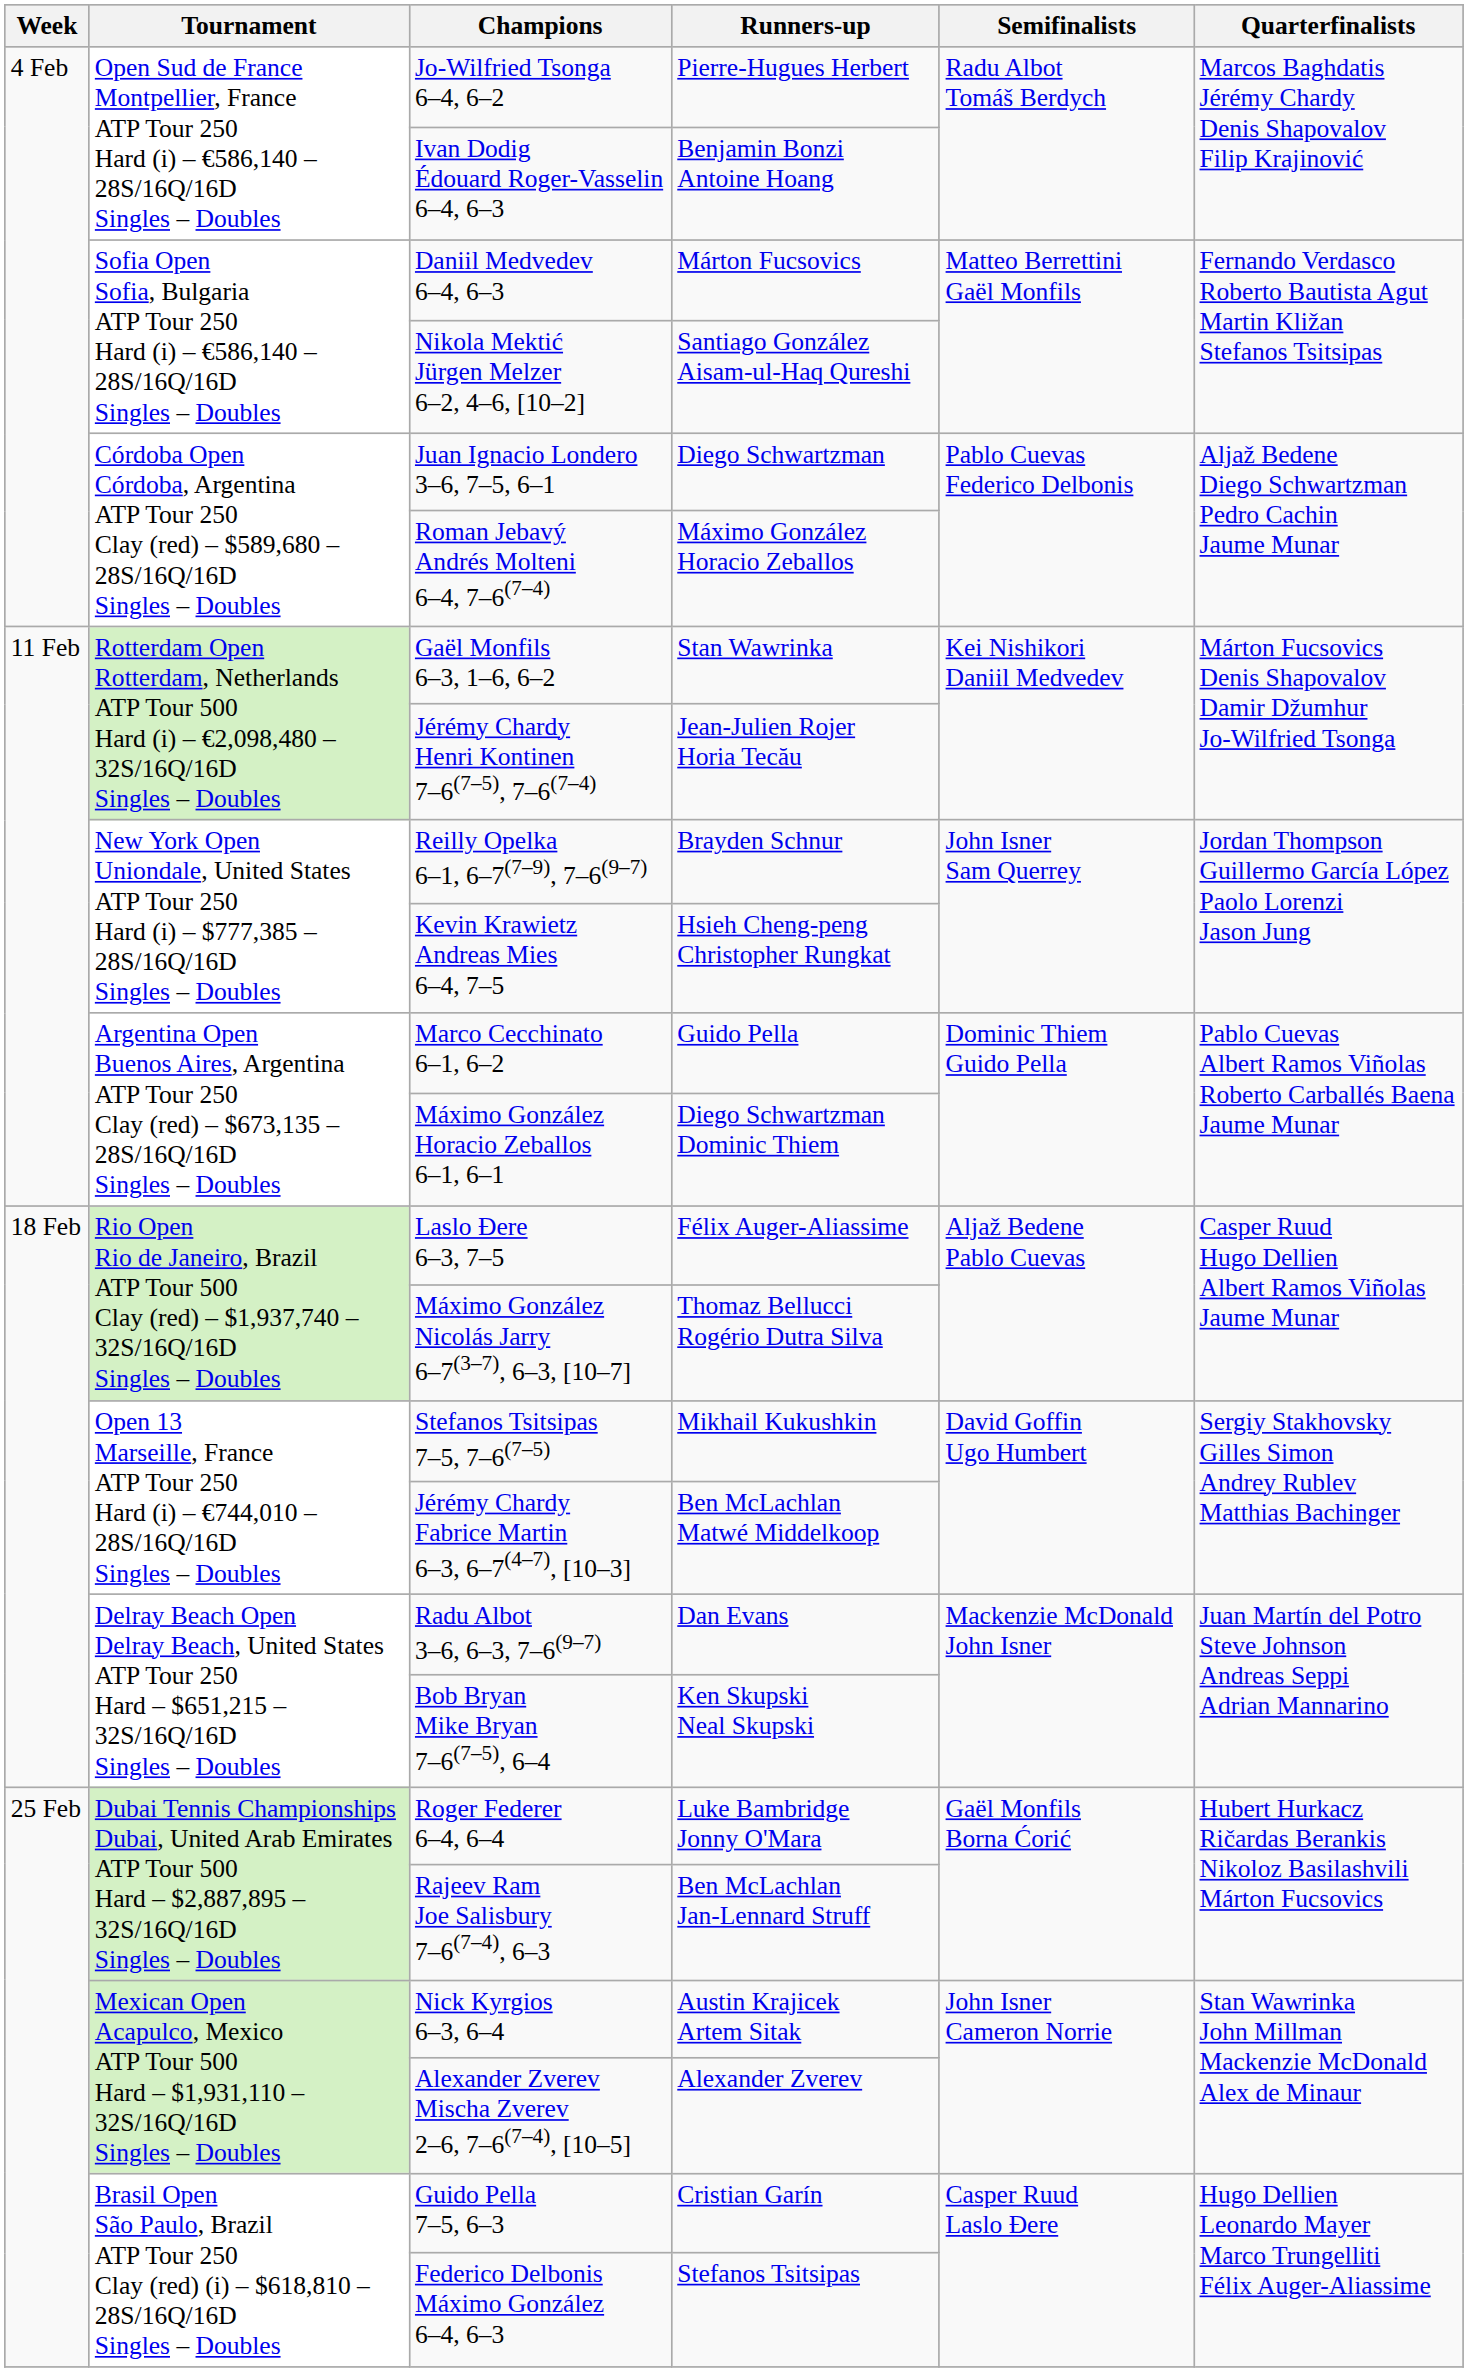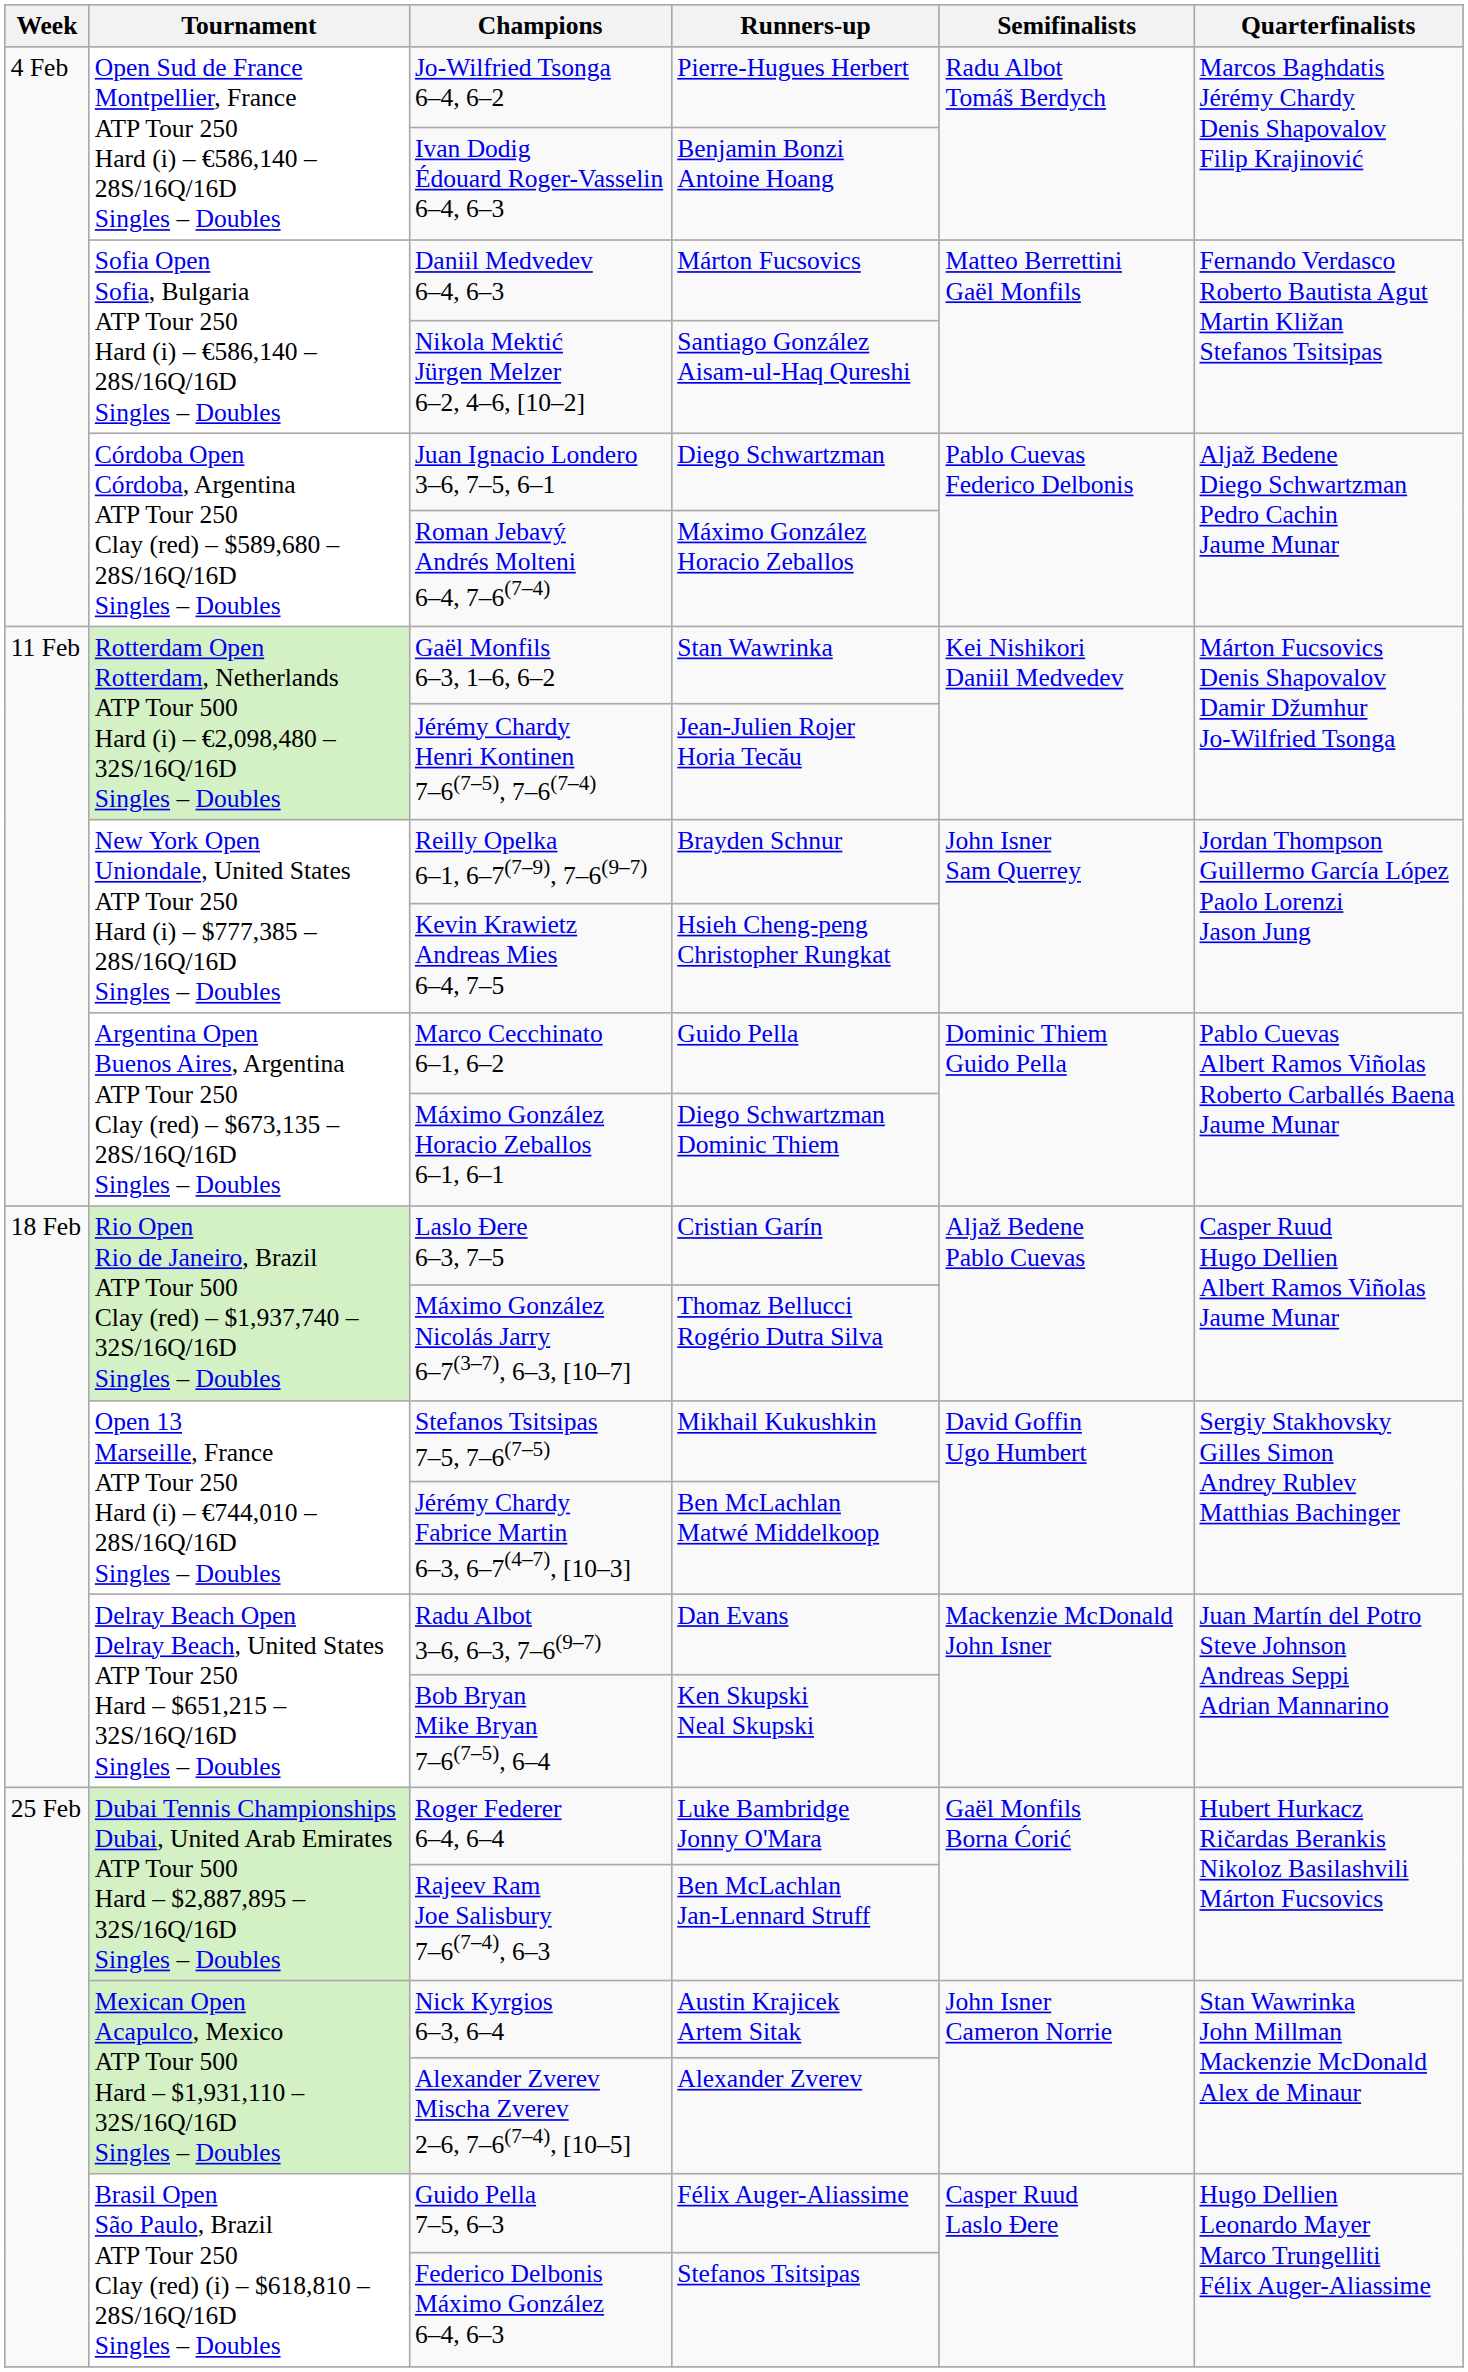(793, 1227) Félix Auger-Aliassime -> (750, 1227) Cristian Garín
(750, 2194) Cristian Garín -> (793, 2194) Félix Auger-Aliassime
